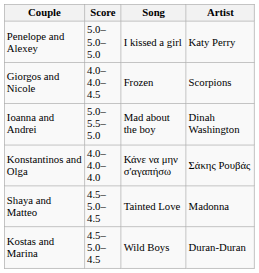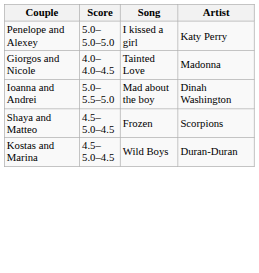(139, 83) Frozen -> (139, 65) Tainted Love
(210, 83) Scorpions -> (201, 65) Madonna
- row: (44, 165)
(152, 206) Tainted Love -> (138, 123) Frozen
(209, 206) Madonna -> (202, 123) Scorpions
